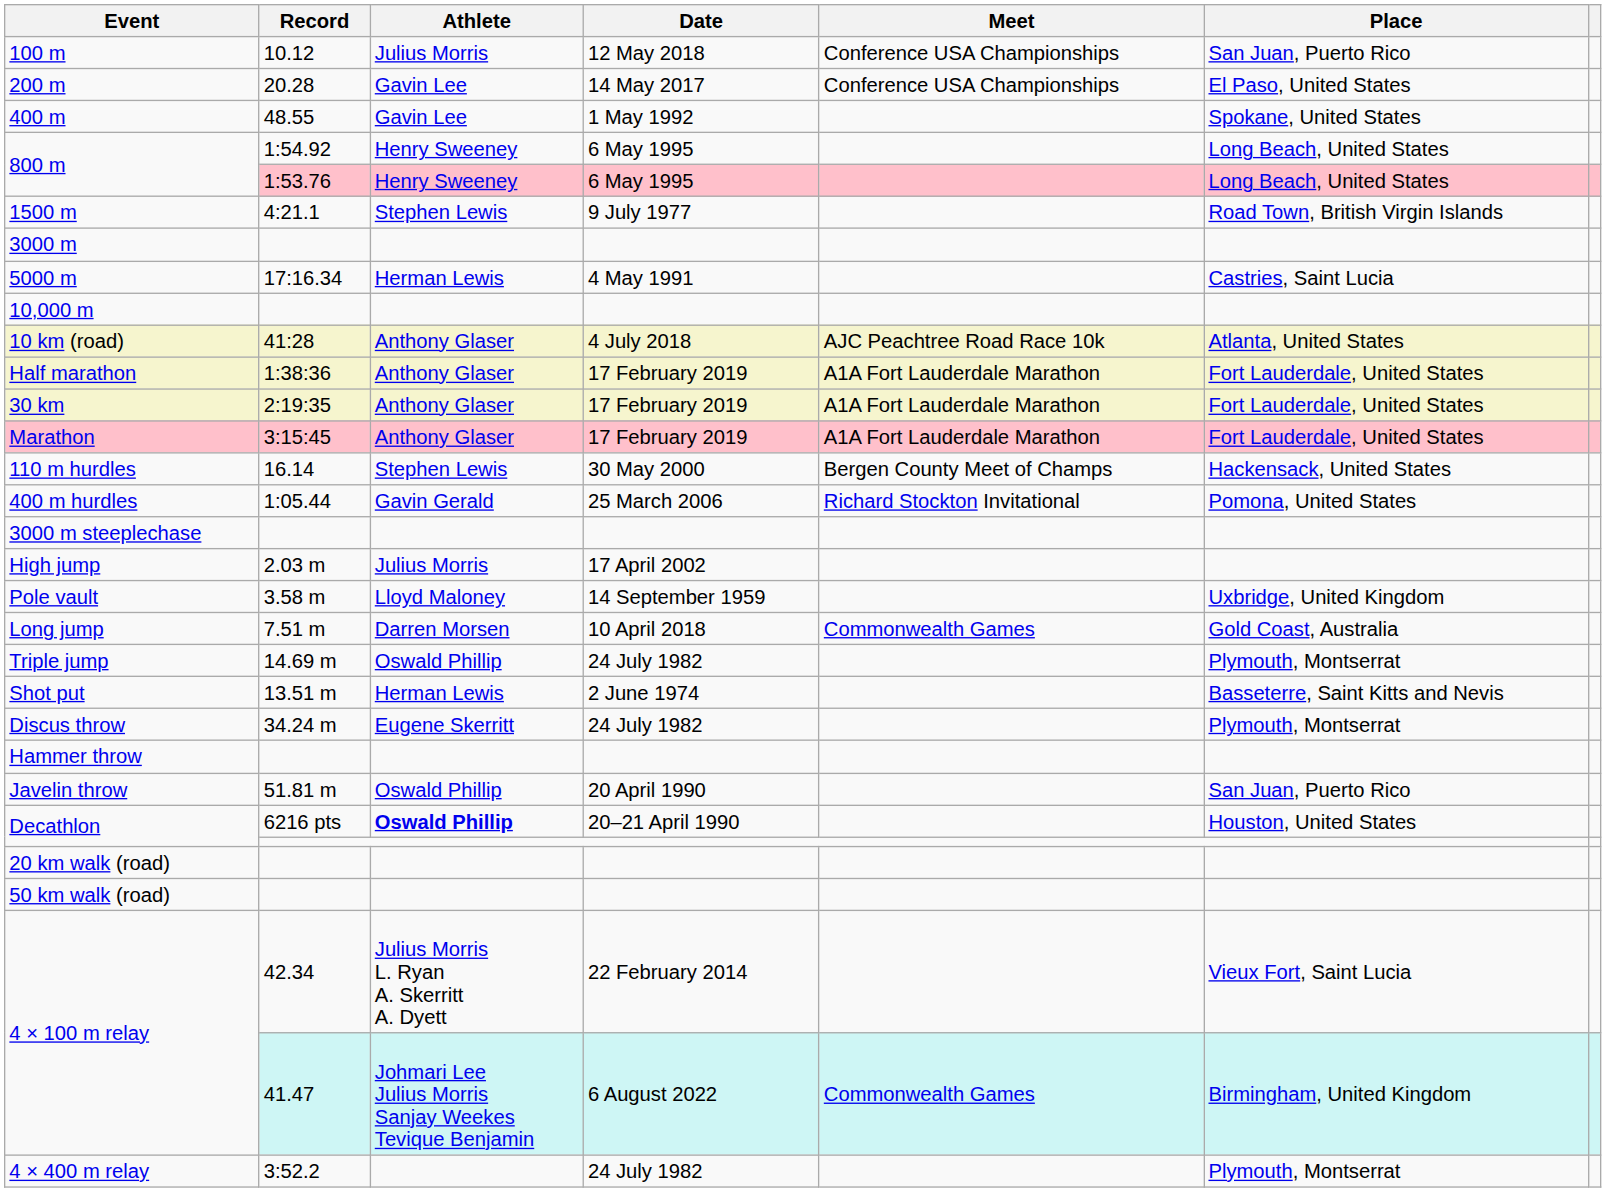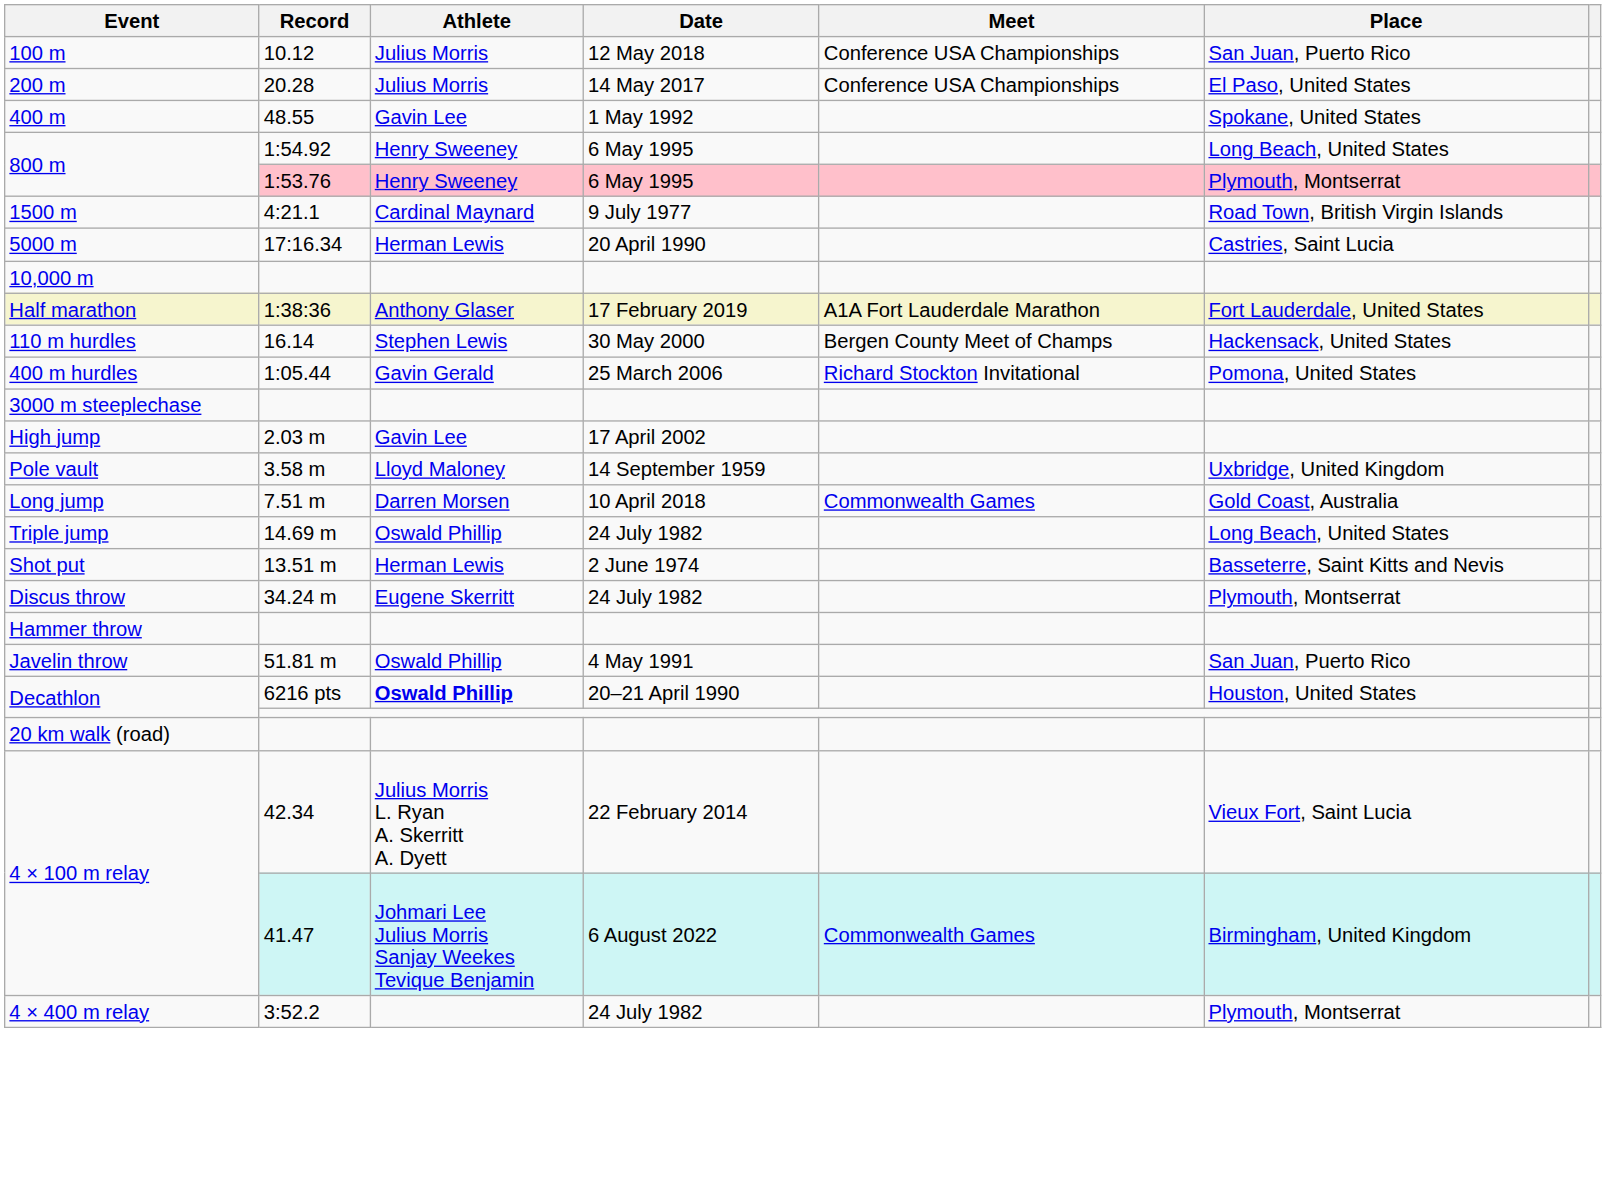(421, 85) Gavin Lee -> (431, 85) Julius Morris
(1329, 181) Long Beach, United States -> (1304, 181) Plymouth, Montserrat
(441, 213) Stephen Lewis -> (454, 213) Cardinal Maynard
- row: (43, 245)
(641, 277) 4 May 1991 -> (647, 245) 20 April 1990
- row: (67, 341)
- row: (37, 405)
- row: (52, 437)
(431, 565) Julius Morris -> (421, 437) Gavin Lee
(1304, 661) Plymouth, Montserrat -> (1329, 533) Long Beach, United States
(647, 789) 20 April 1990 -> (641, 661) 4 May 1991
- row: (90, 894)
